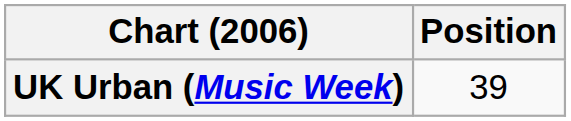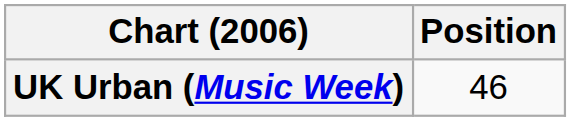(489, 87) 39 -> (489, 87) 46
